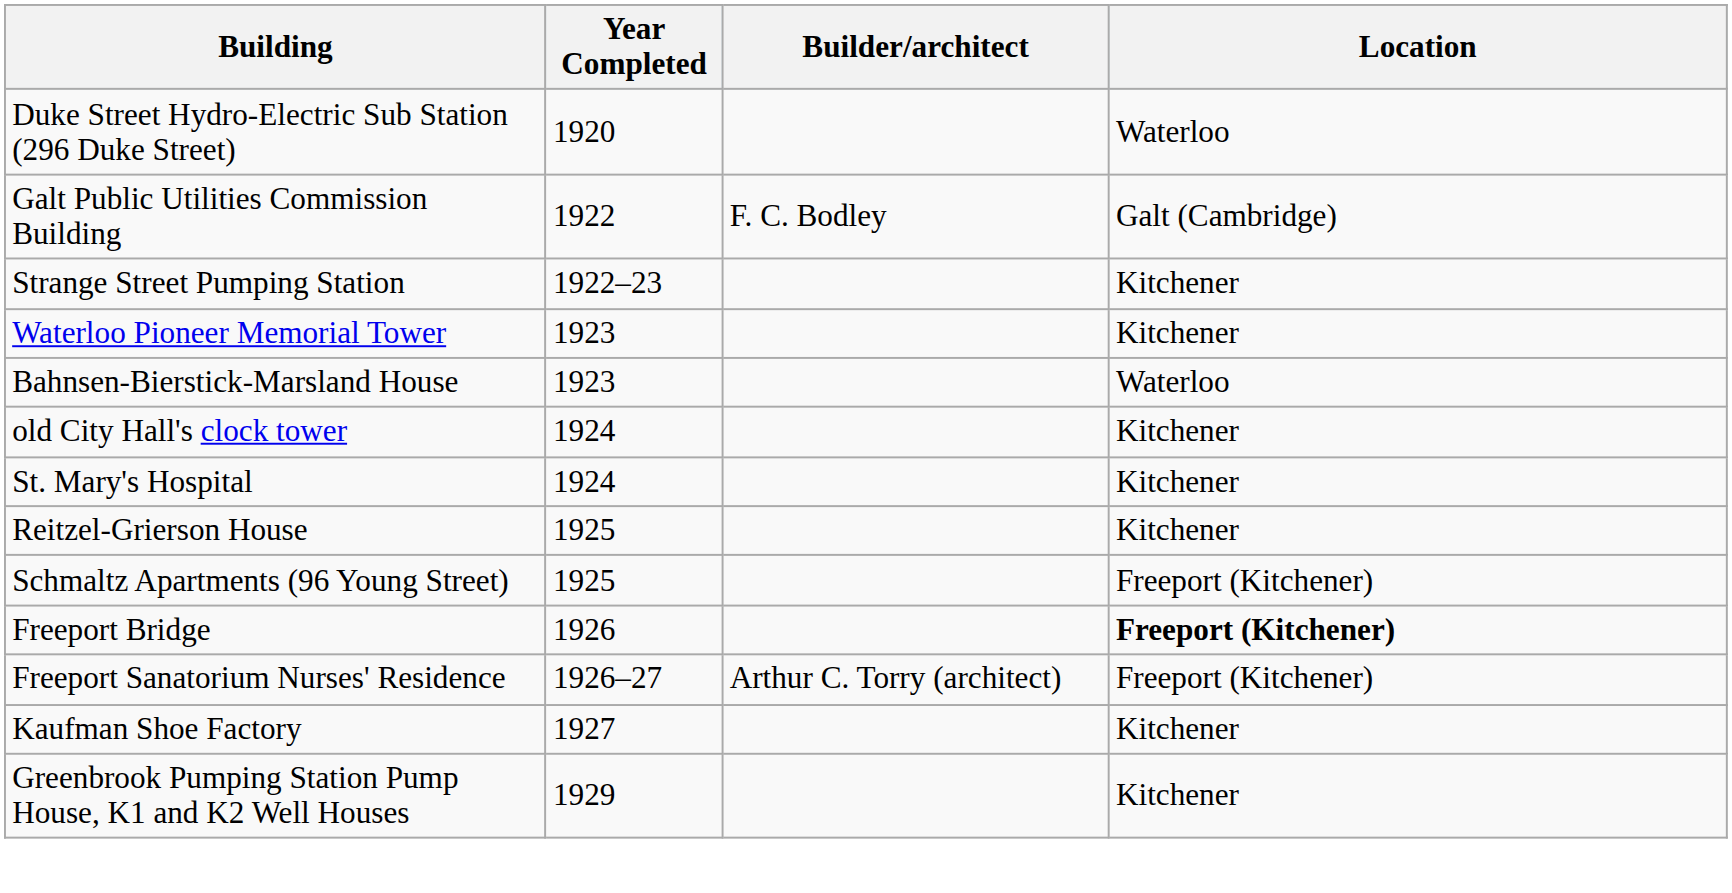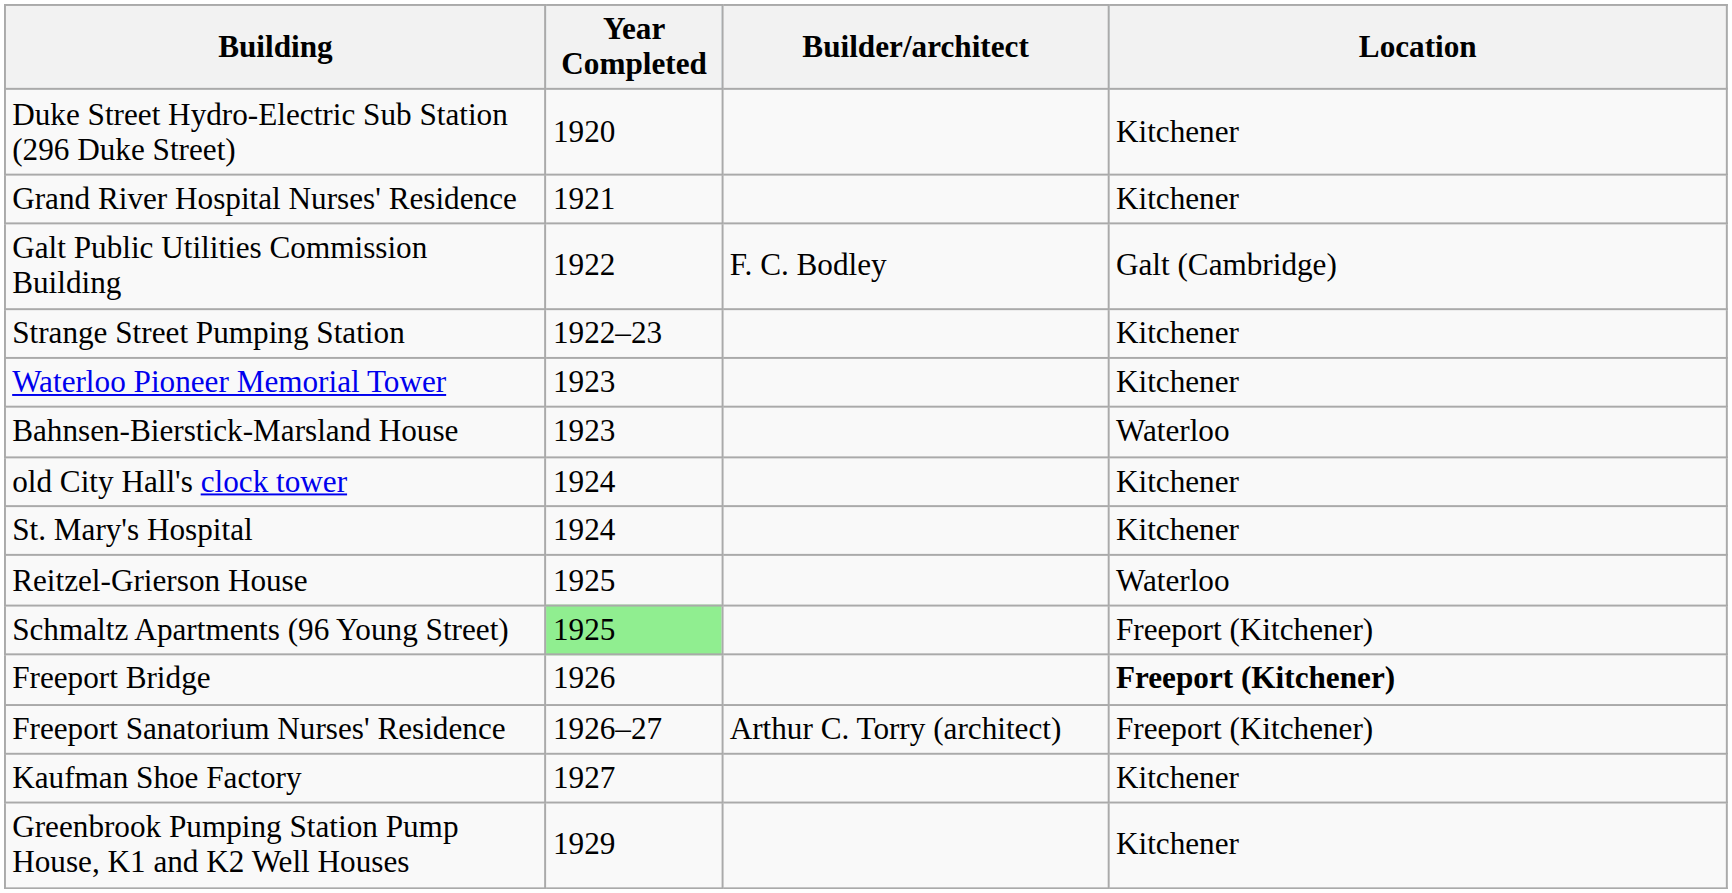(1173, 131) Waterloo -> (1177, 131) Kitchener
+ row: (265, 198)
(1177, 530) Kitchener -> (1173, 579) Waterloo
(584, 579) no background -> (584, 629) lightgreen background
